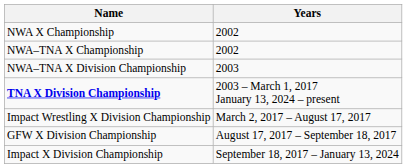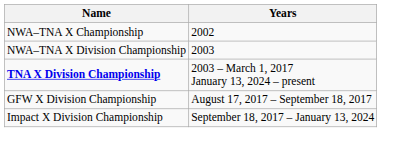- row: (60, 31)
- row: (109, 117)
